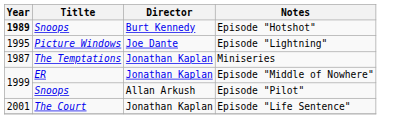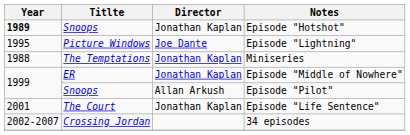(161, 28) Burt Kennedy -> (198, 28) Jonathan Kaplan
(18, 59) 1987 -> (18, 59) 1988
+ row: (278, 122)
